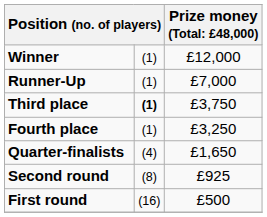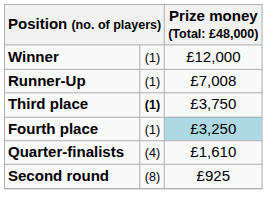(213, 81) £7,000 -> (213, 81) £7,008
(213, 128) no background -> (213, 128) lightblue background
(213, 152) £1,650 -> (213, 152) £1,610
- row: (48, 200)
